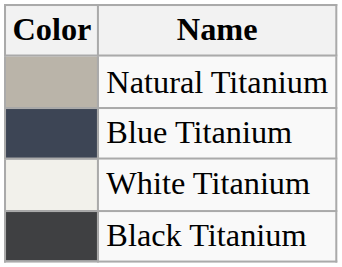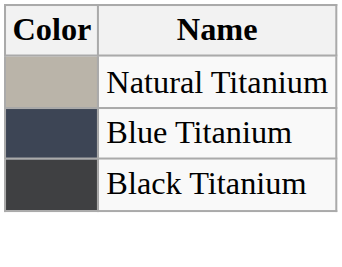- row: (208, 183)
